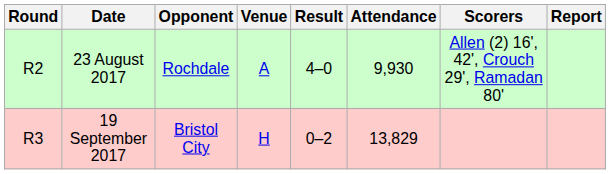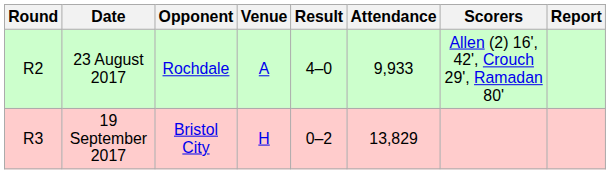(394, 68) 9,930 -> (394, 68) 9,933
